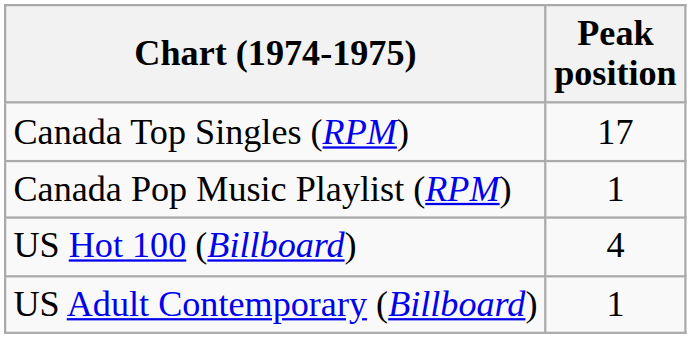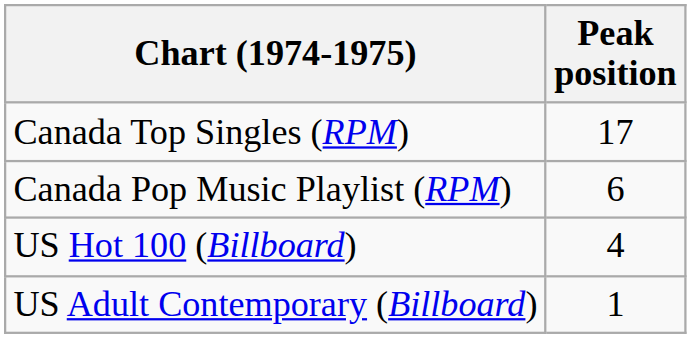(615, 188) 1 -> (615, 188) 6
